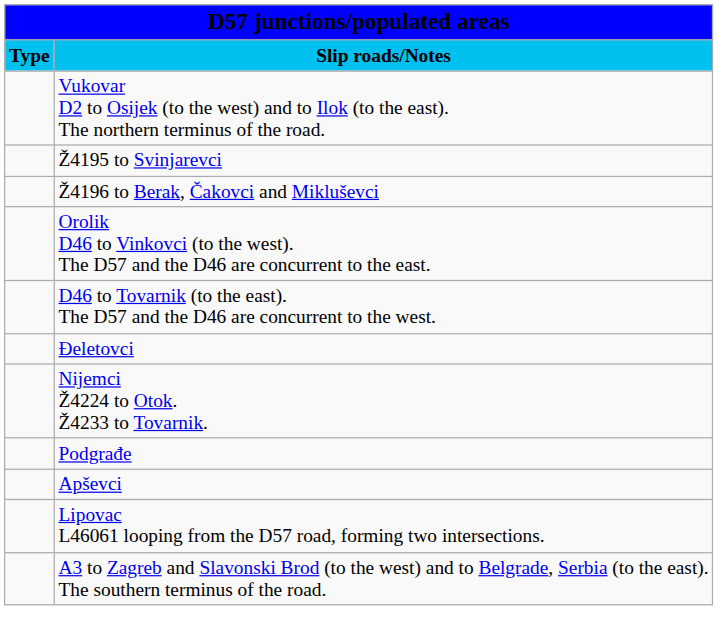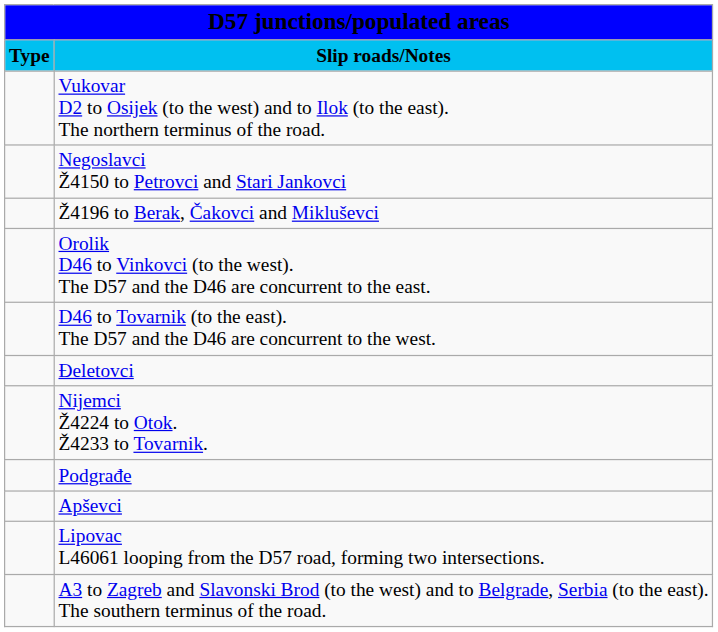+ row: (202, 171)
- row: (140, 160)
